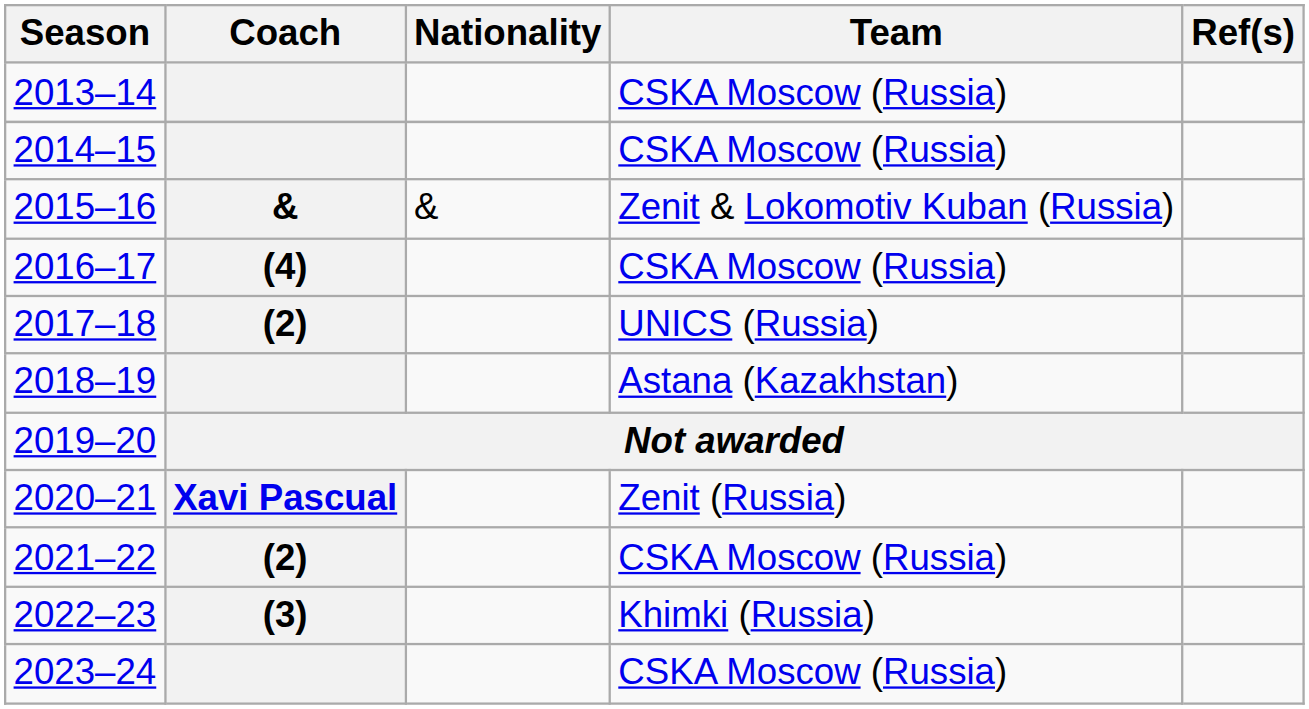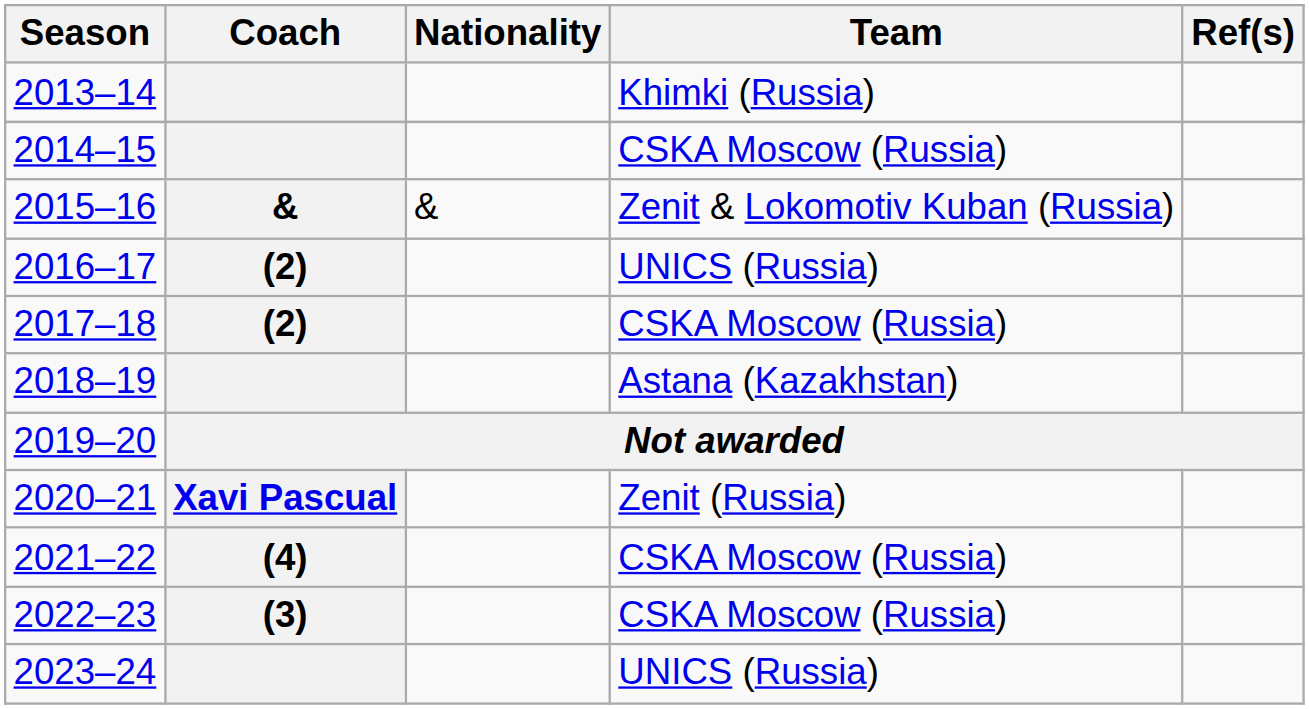(813, 91) CSKA Moscow (Russia) -> (747, 91) Khimki (Russia)
(285, 265) (4) -> (285, 265) (2)
(813, 265) CSKA Moscow (Russia) -> (749, 265) UNICS (Russia)
(749, 324) UNICS (Russia) -> (813, 324) CSKA Moscow (Russia)
(285, 556) (2) -> (285, 556) (4)
(747, 614) Khimki (Russia) -> (813, 614) CSKA Moscow (Russia)
(813, 672) CSKA Moscow (Russia) -> (749, 672) UNICS (Russia)
